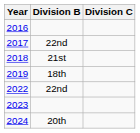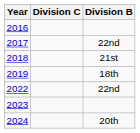columns swapped: (57, 12) <-> (109, 12)
